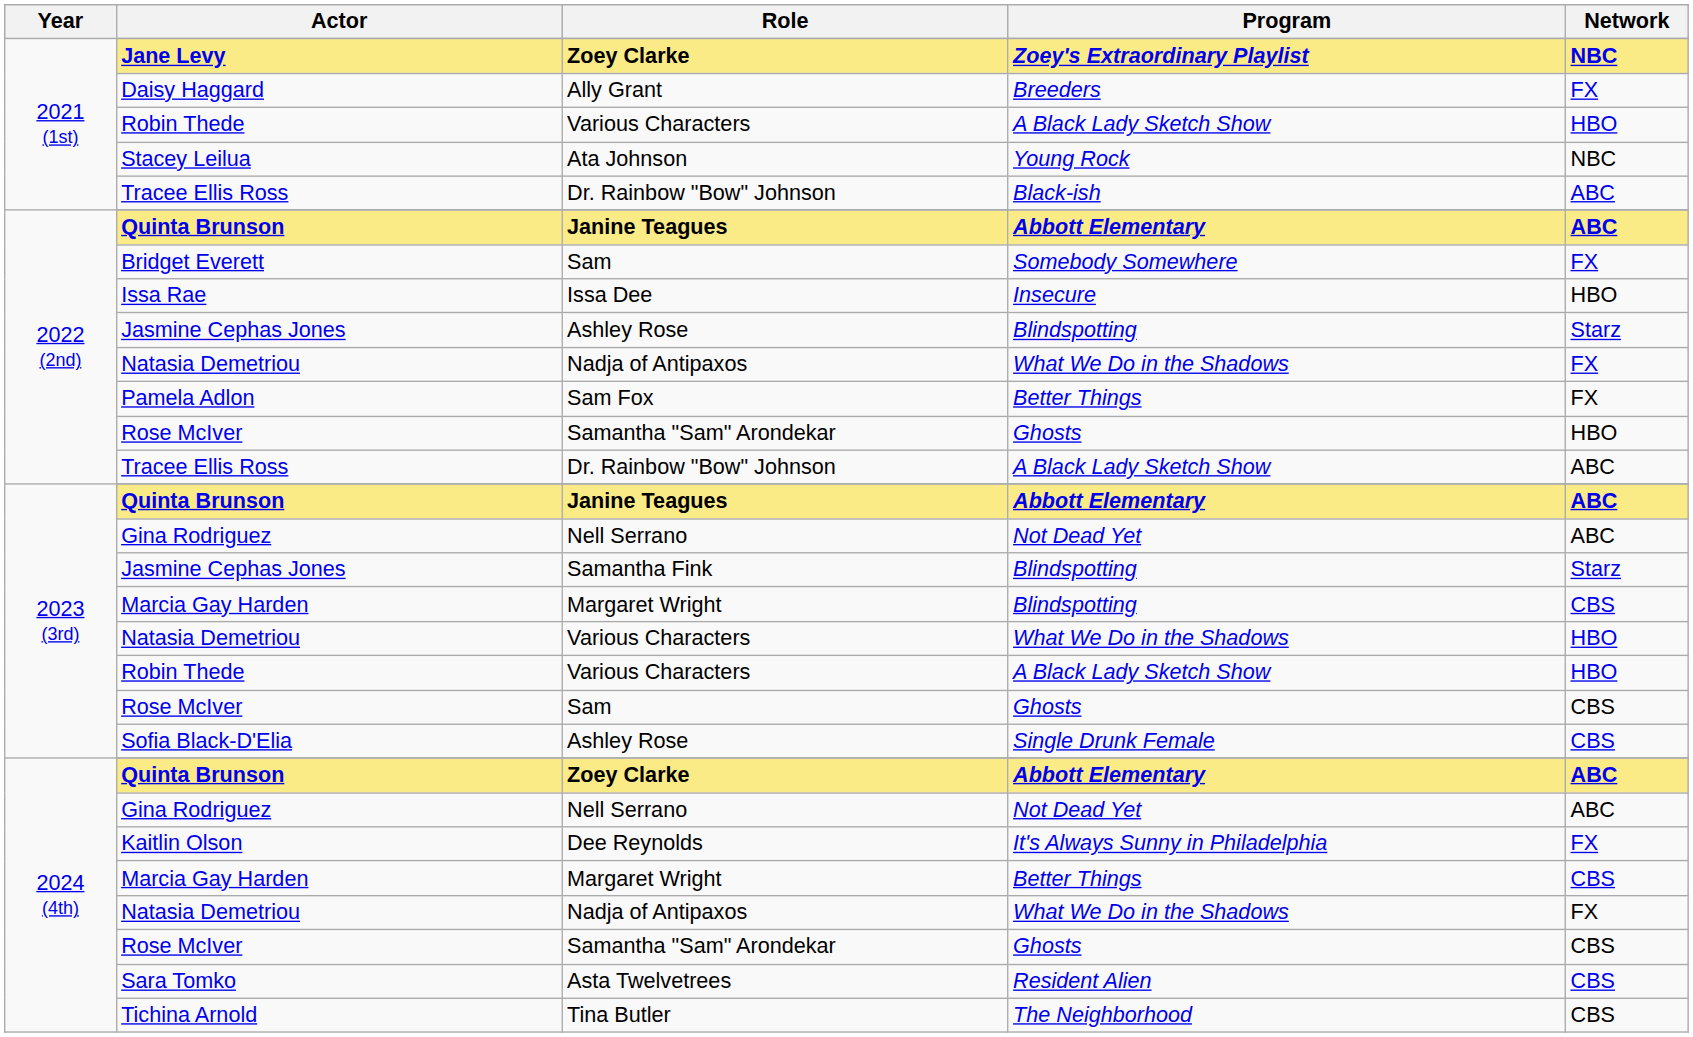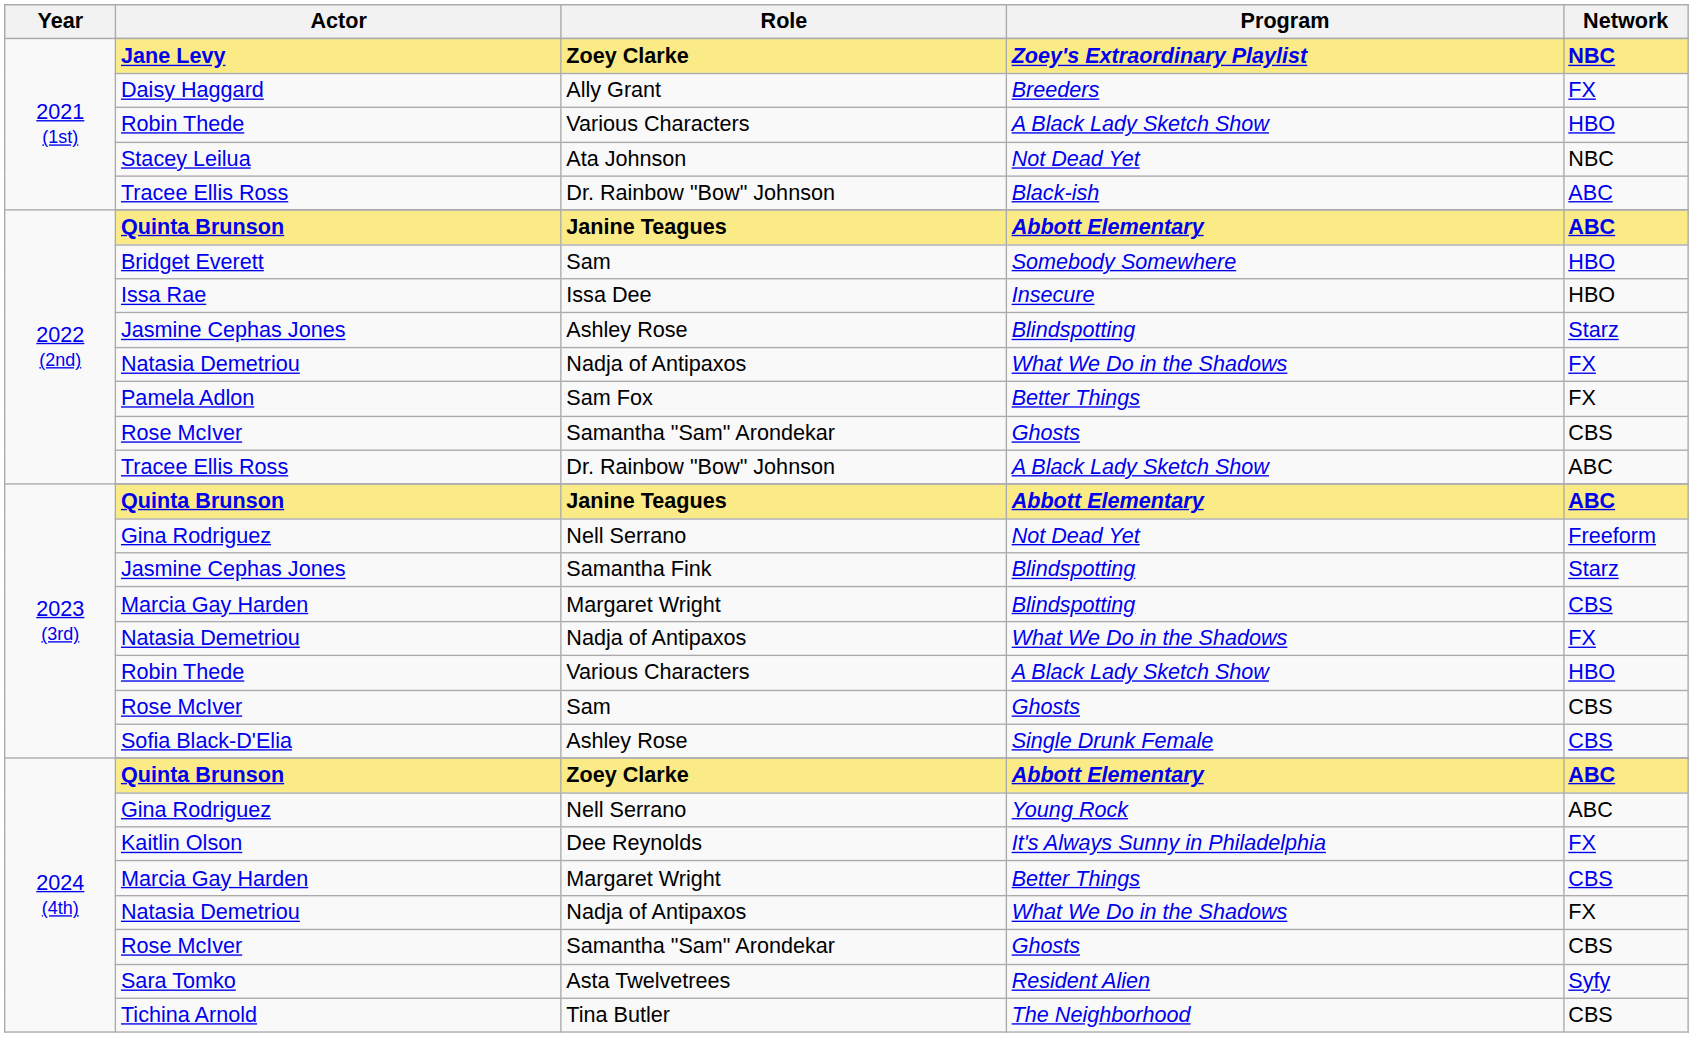(1071, 158) Young Rock -> (1076, 158) Not Dead Yet
(1584, 261) FX -> (1592, 261) HBO
(1594, 432) HBO -> (1591, 432) CBS
(1593, 535) ABC -> (1612, 535) Freeform
(659, 638) Various Characters -> (656, 638) Nadja of Antipaxos
(1594, 638) HBO -> (1582, 638) FX
(1077, 809) Not Dead Yet -> (1070, 809) Young Rock
(1593, 980) CBS -> (1589, 980) Syfy
